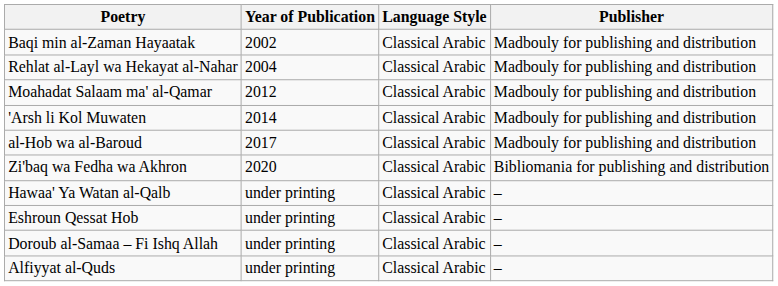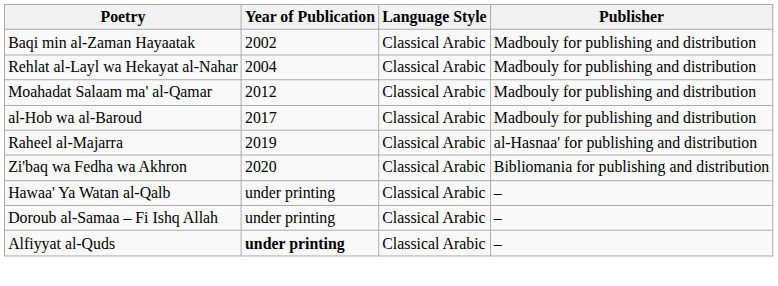- row: (77, 117)
+ row: (66, 142)
- row: (73, 218)
(290, 268) normal -> (295, 243) bold
